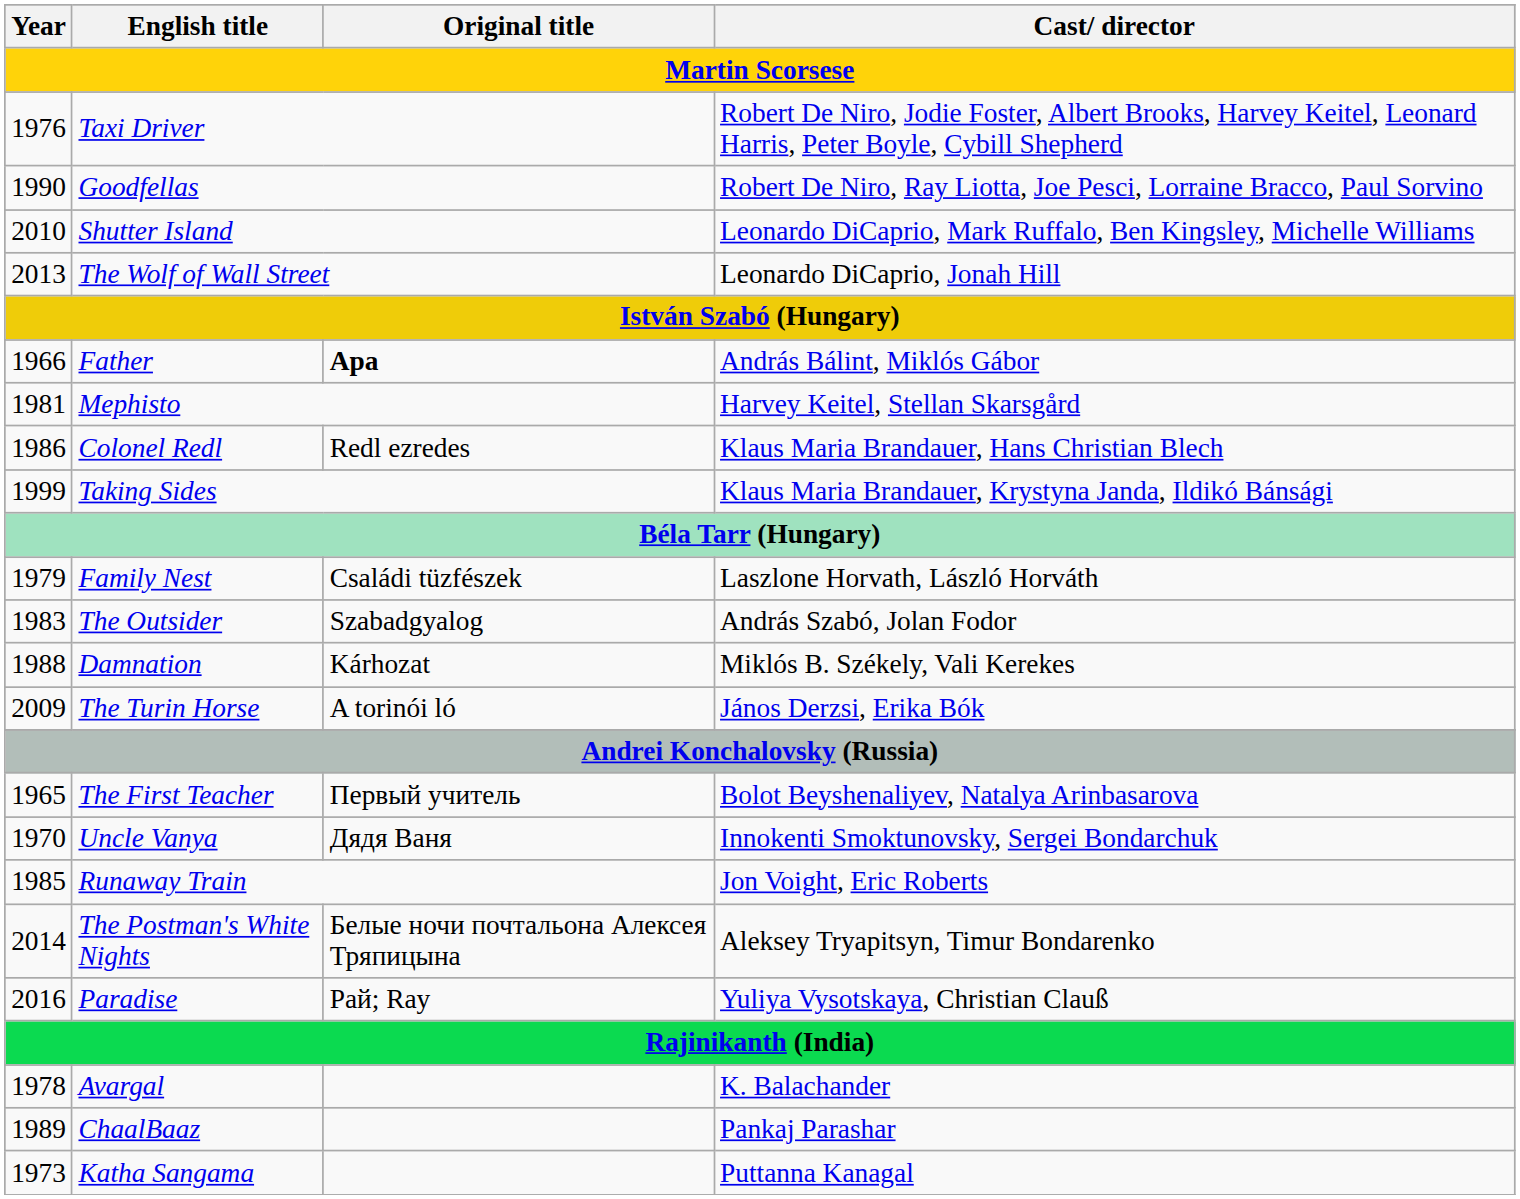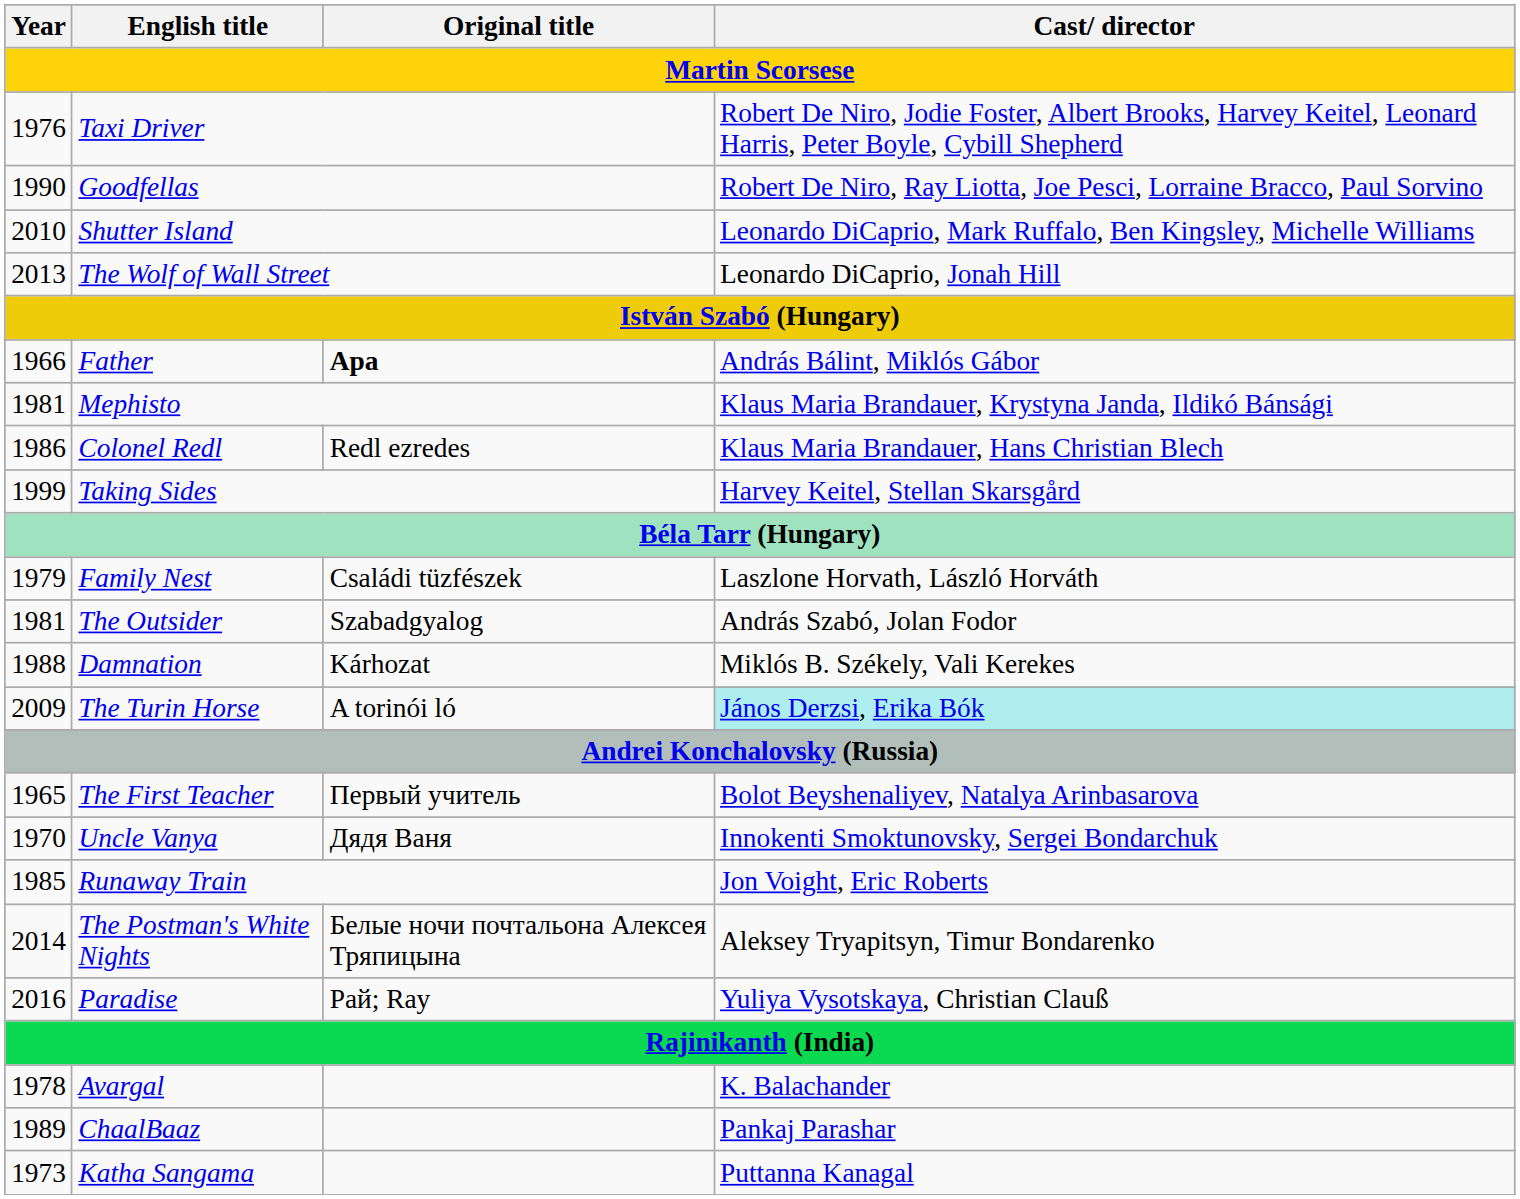(900, 404) Harvey Keitel, Stellan Skarsgård -> (1026, 404) Klaus Maria Brandauer, Krystyna Janda, Ildikó Bánsági
(1026, 490) Klaus Maria Brandauer, Krystyna Janda, Ildikó Bánsági -> (900, 490) Harvey Keitel, Stellan Skarsgård
(39, 621) 1983 -> (39, 621) 1981
(852, 707) no background -> (852, 707) paleturquoise background
